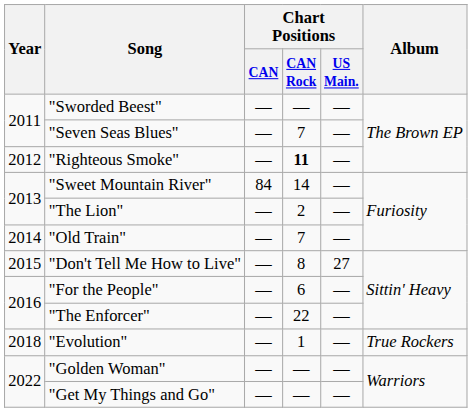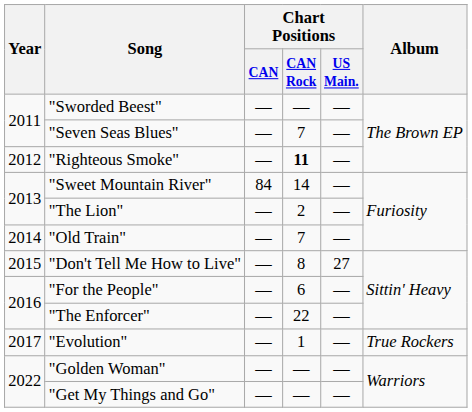(25, 342) 2018 -> (25, 342) 2017
